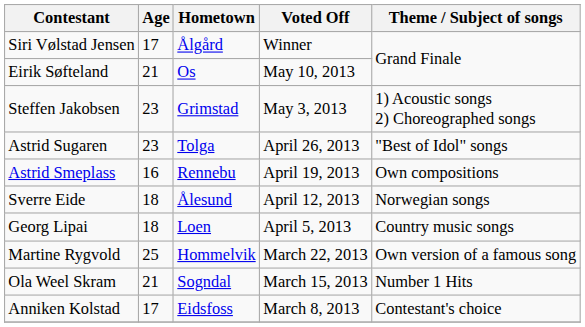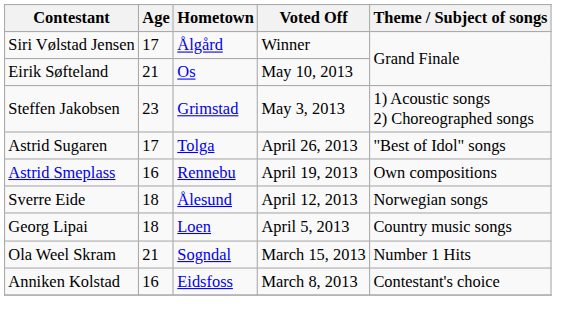(151, 145) 23 -> (151, 145) 17
- row: (64, 254)
(151, 308) 17 -> (151, 281) 16
